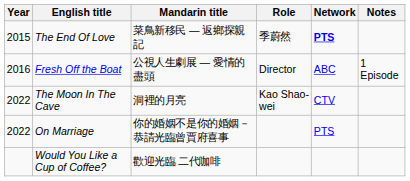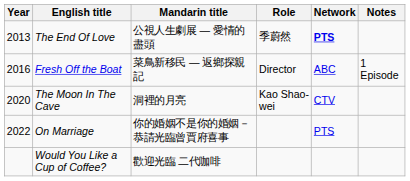(19, 37) 2015 -> (19, 37) 2013
(189, 37) 菜鳥新移民 — 返鄉探親記 -> (189, 37) 公視人生劇展 — 愛情的盡頭
(189, 69) 公視人生劇展 — 愛情的盡頭 -> (189, 69) 菜鳥新移民 — 返鄉探親記
(19, 100) 2022 -> (19, 100) 2020
